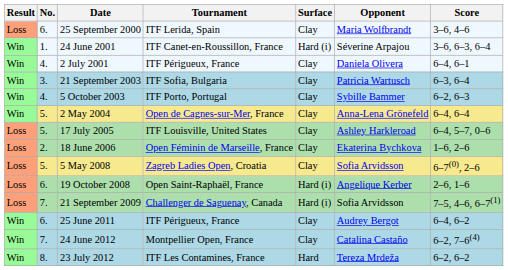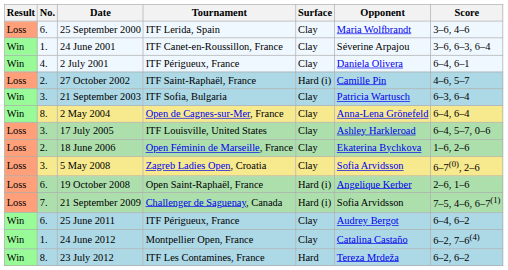(315, 46) Hard (i) -> (308, 46) Clay
+ row: (95, 79)
- row: (92, 96)
(44, 113) 5. -> (44, 113) 8.
(44, 130) 5. -> (44, 130) 3.
(44, 165) 5. -> (44, 165) 3.
(44, 238) 7. -> (44, 238) 1.
